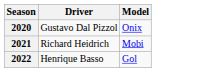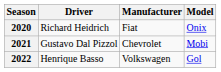+ column: (152, 12)
(79, 28) Gustavo Dal Pizzol -> (75, 28) Richard Heidrich
(75, 43) Richard Heidrich -> (79, 43) Gustavo Dal Pizzol
